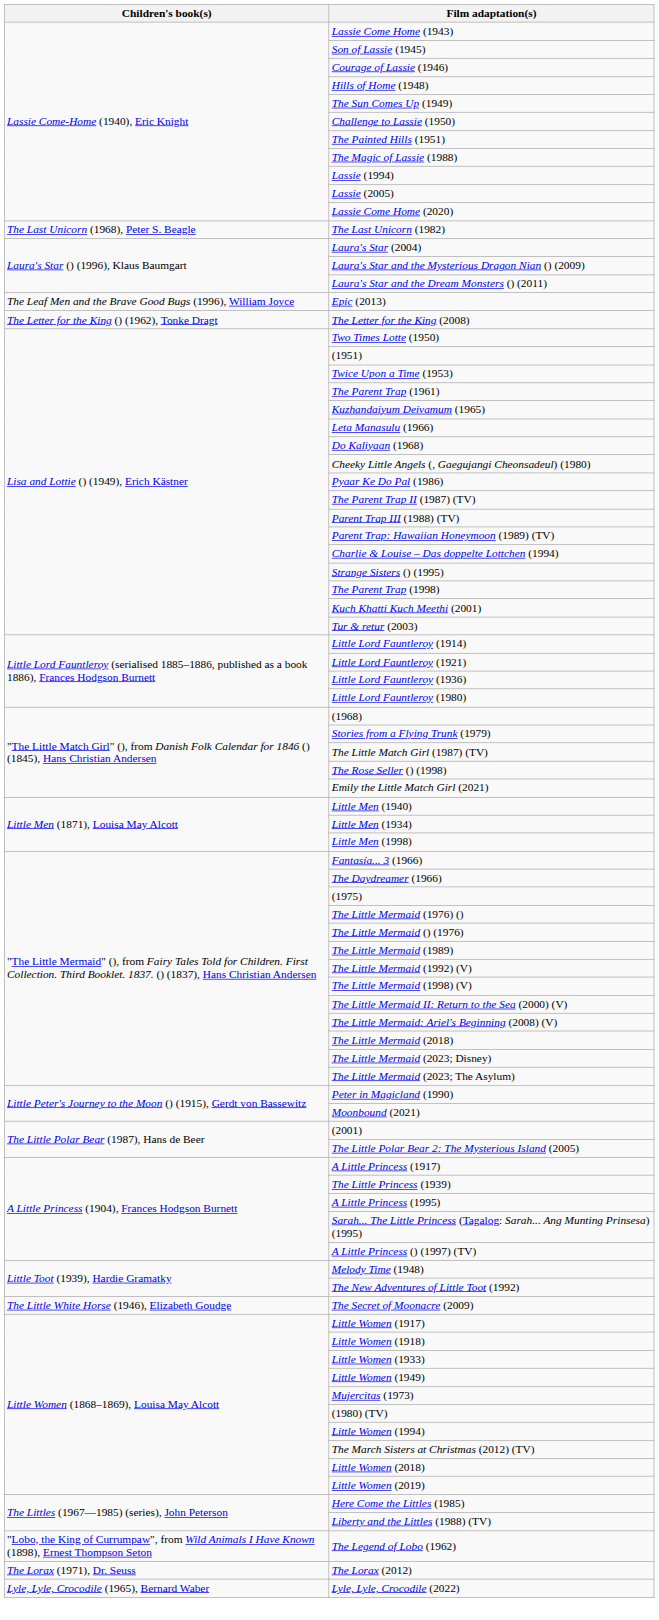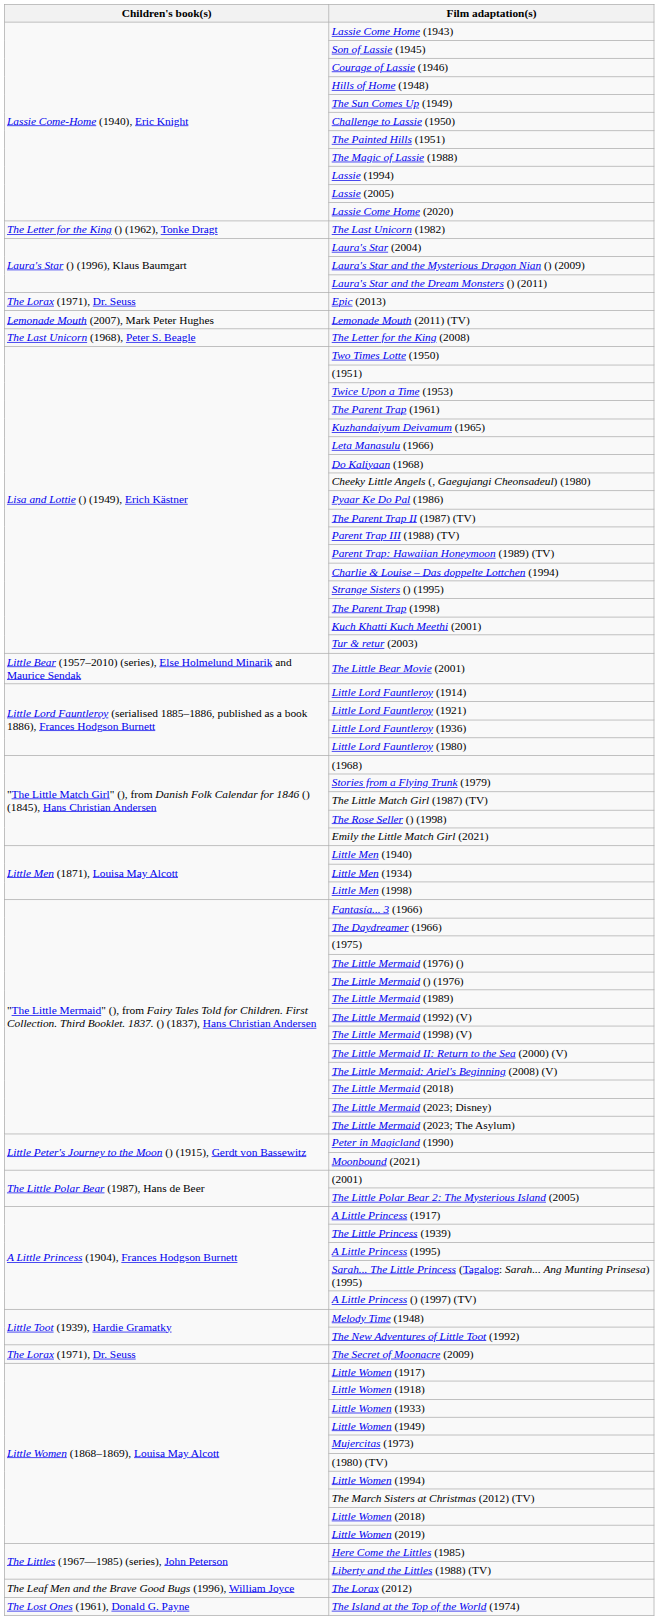(101, 229) The Last Unicorn (1968), Peter S. Beagle -> (112, 229) The Letter for the King () (1962), Tonke Dragt
(151, 301) The Leaf Men and the Brave Good Bugs (1996), William Joyce -> (71, 301) The Lorax (1971), Dr. Seuss
+ row: (401, 319)
(112, 319) The Letter for the King () (1962), Tonke Dragt -> (101, 337) The Last Unicorn (1968), Peter S. Beagle
+ row: (398, 668)
(119, 1305) The Little White Horse (1946), Elizabeth Goudge -> (71, 1354) The Lorax (1971), Dr. Seuss
- row: (394, 1546)
(71, 1570) The Lorax (1971), Dr. Seuss -> (151, 1588) The Leaf Men and the Brave Good Bugs (1996), William Joyce
+ row: (426, 1606)
- row: (396, 1588)
